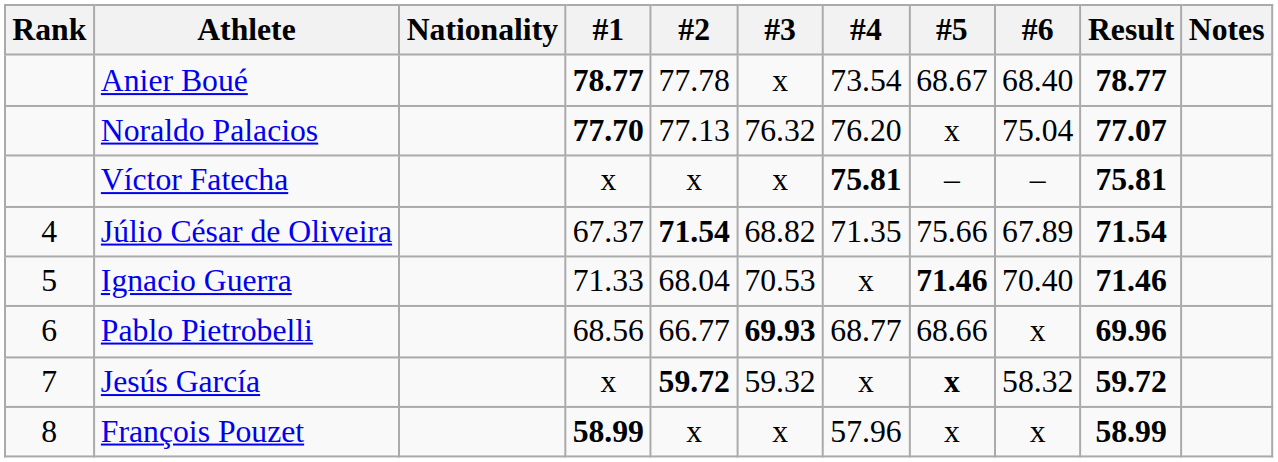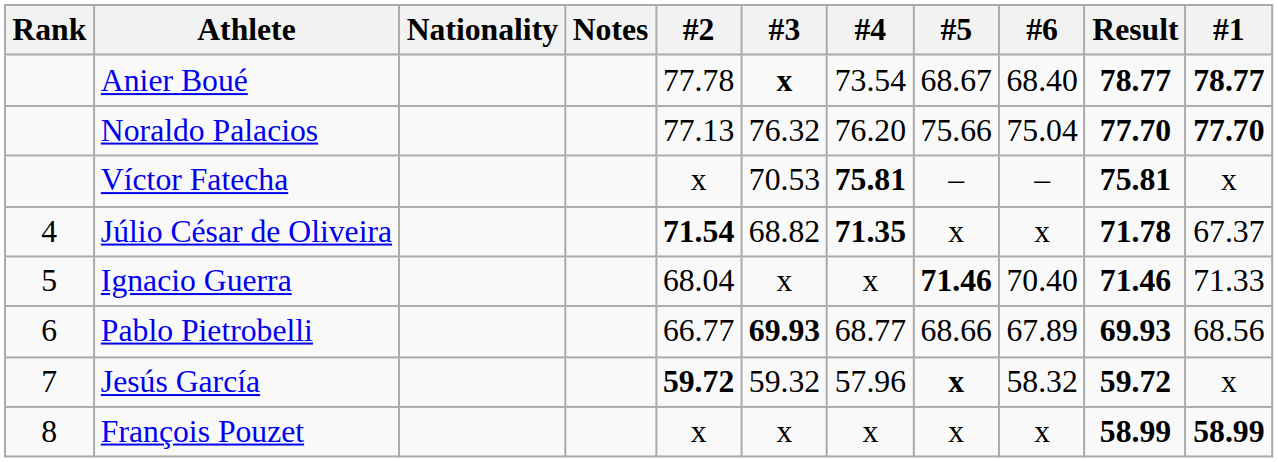columns swapped: (608, 29) <-> (1227, 29)
(780, 79) normal -> (784, 79) bold
(952, 130) x -> (956, 130) 75.66
(1131, 130) 77.07 -> (1135, 130) 77.70
(780, 180) x -> (784, 180) 70.53
(866, 230) normal -> (870, 230) bold
(952, 230) 75.66 -> (956, 230) x
(1038, 230) 67.89 -> (1042, 230) x
(1131, 230) 71.54 -> (1135, 230) 71.78
(780, 280) 70.53 -> (784, 280) x
(1038, 331) x -> (1042, 331) 67.89
(1131, 331) 69.96 -> (1135, 331) 69.93
(866, 381) x -> (870, 381) 57.96
(866, 431) 57.96 -> (870, 431) x
